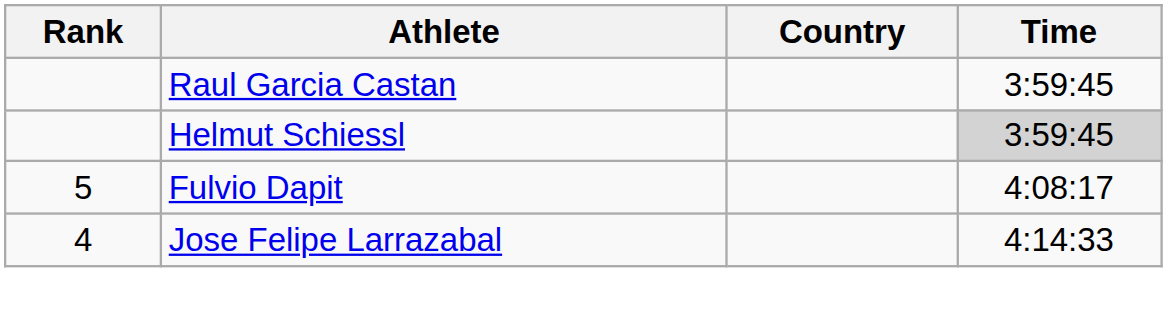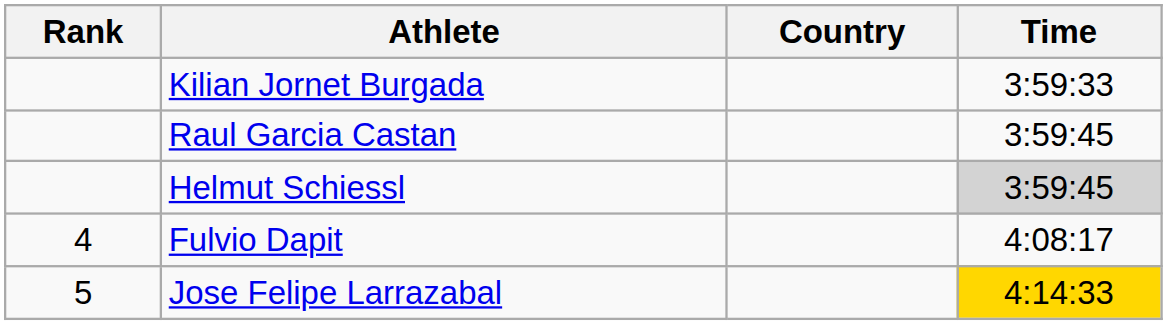+ row: (326, 84)
(83, 188) 5 -> (83, 240) 4
(83, 240) 4 -> (83, 292) 5
(1059, 240) no background -> (1059, 292) gold background
